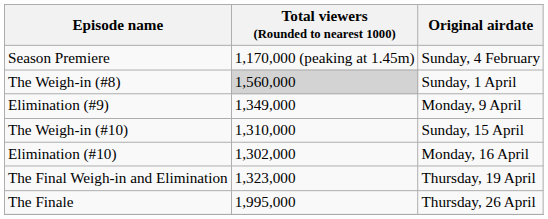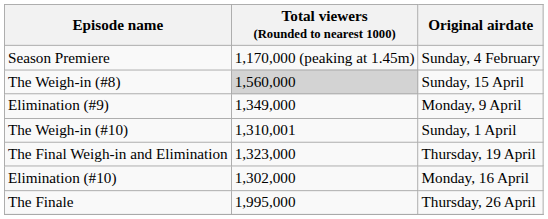(469, 81) Sunday, 1 April -> (473, 81) Sunday, 15 April
(265, 130) 1,310,000 -> (265, 130) 1,310,001
(473, 130) Sunday, 15 April -> (469, 130) Sunday, 1 April
rows swapped: (62, 154) <-> (118, 178)
